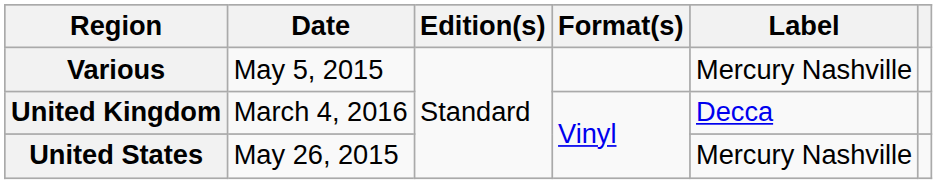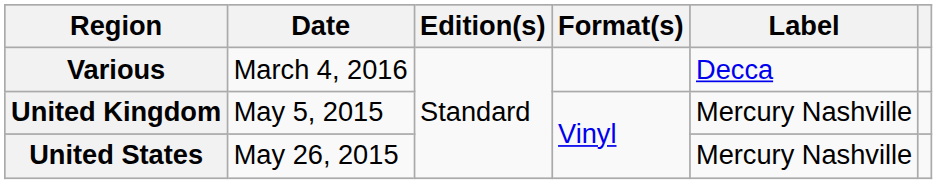(309, 69) May 5, 2015 -> (321, 69) March 4, 2016
(804, 69) Mercury Nashville -> (735, 69) Decca
(321, 112) March 4, 2016 -> (309, 112) May 5, 2015
(735, 112) Decca -> (804, 112) Mercury Nashville
